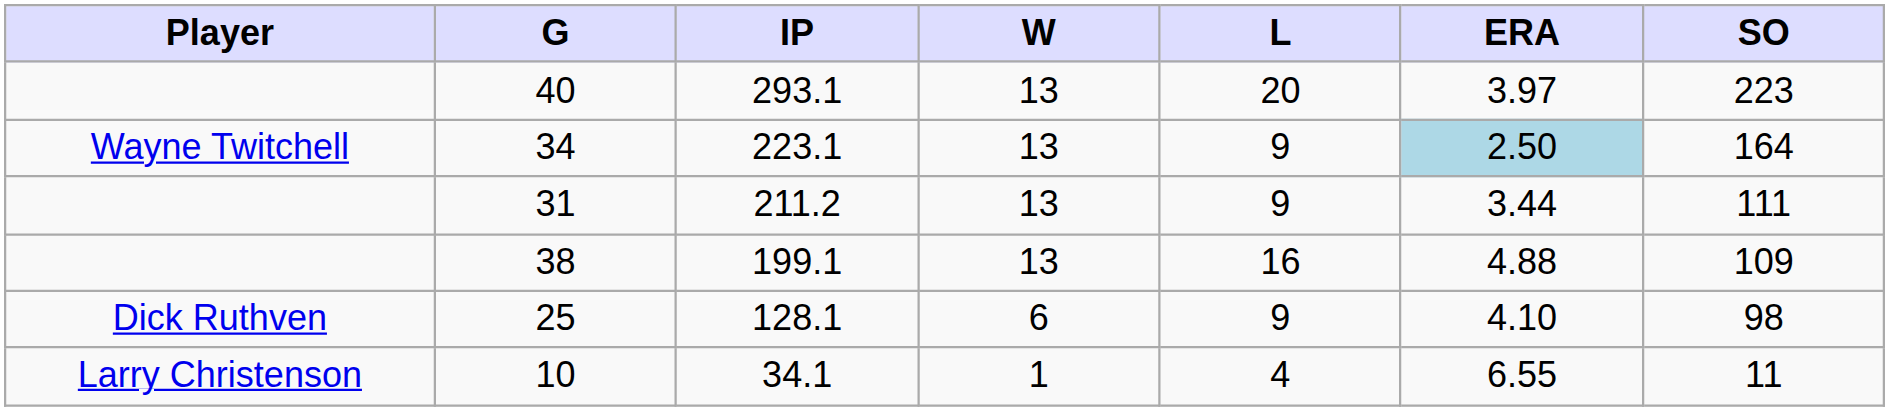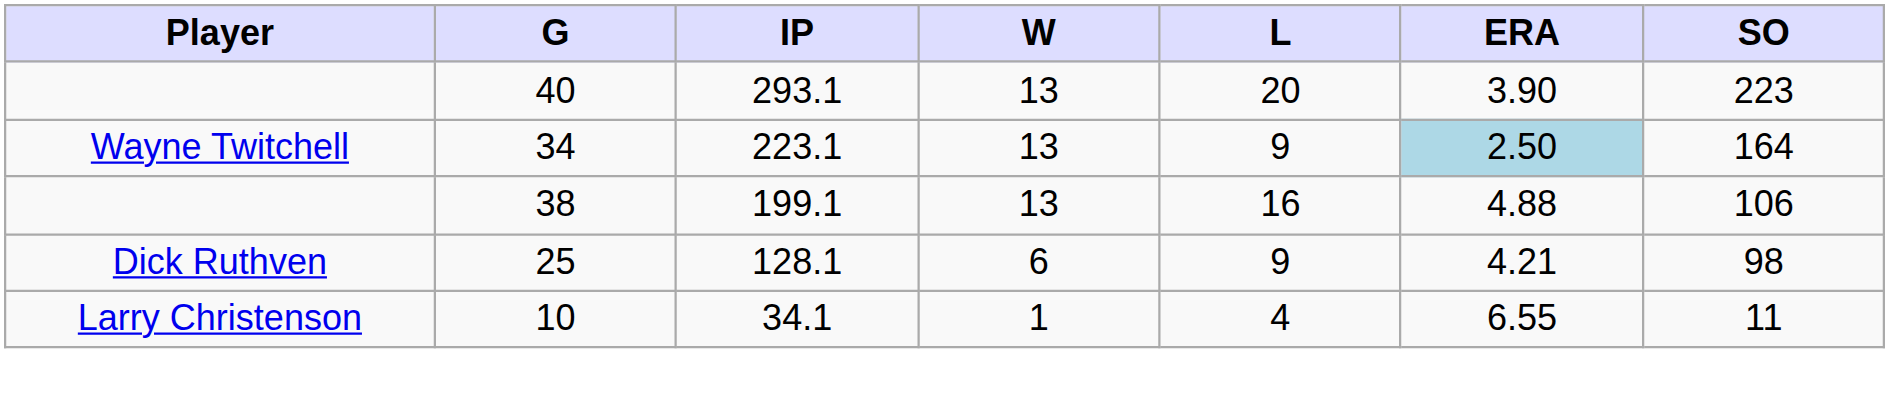(1522, 90) 3.97 -> (1522, 90) 3.90
- row: (556, 204)
(1764, 261) 109 -> (1764, 204) 106
(1522, 318) 4.10 -> (1522, 261) 4.21
